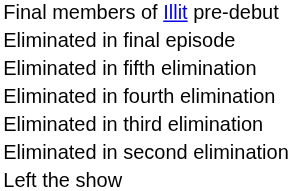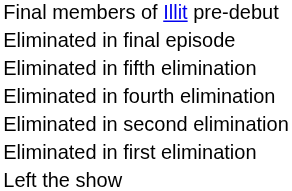- row: (133, 124)
+ row: (130, 152)
